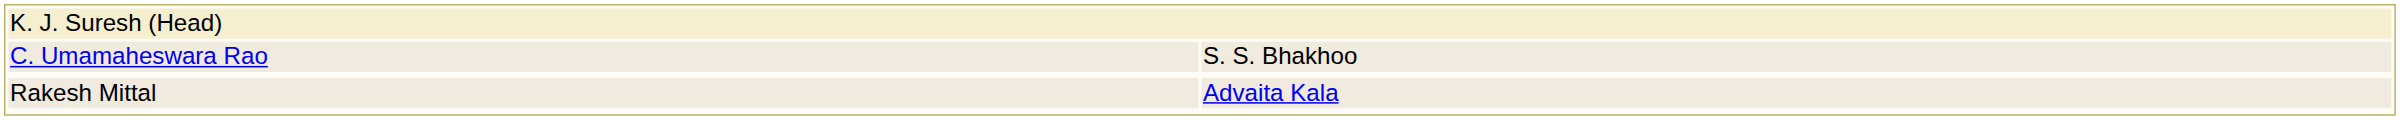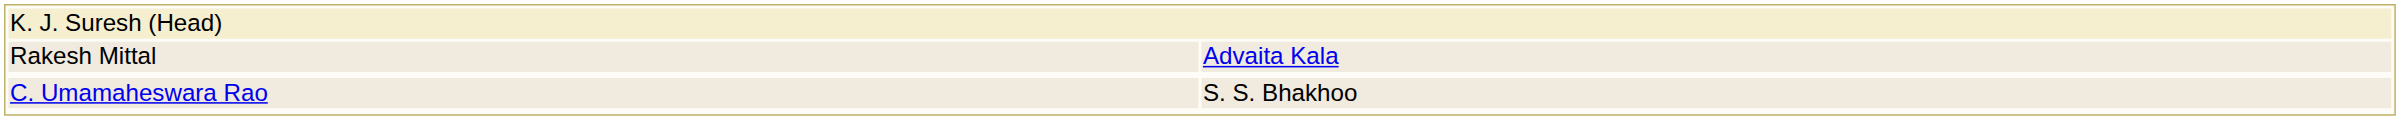rows swapped: (83, 92) <-> (139, 56)
